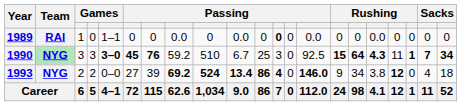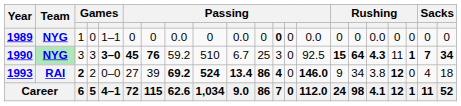(55, 37) RAI -> (55, 37) NYG
(55, 73) NYG -> (55, 73) RAI
(81, 73) normal -> (81, 73) bold
